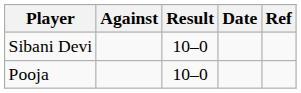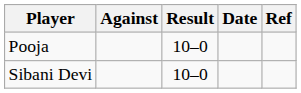rows swapped: (29, 74) <-> (50, 46)
